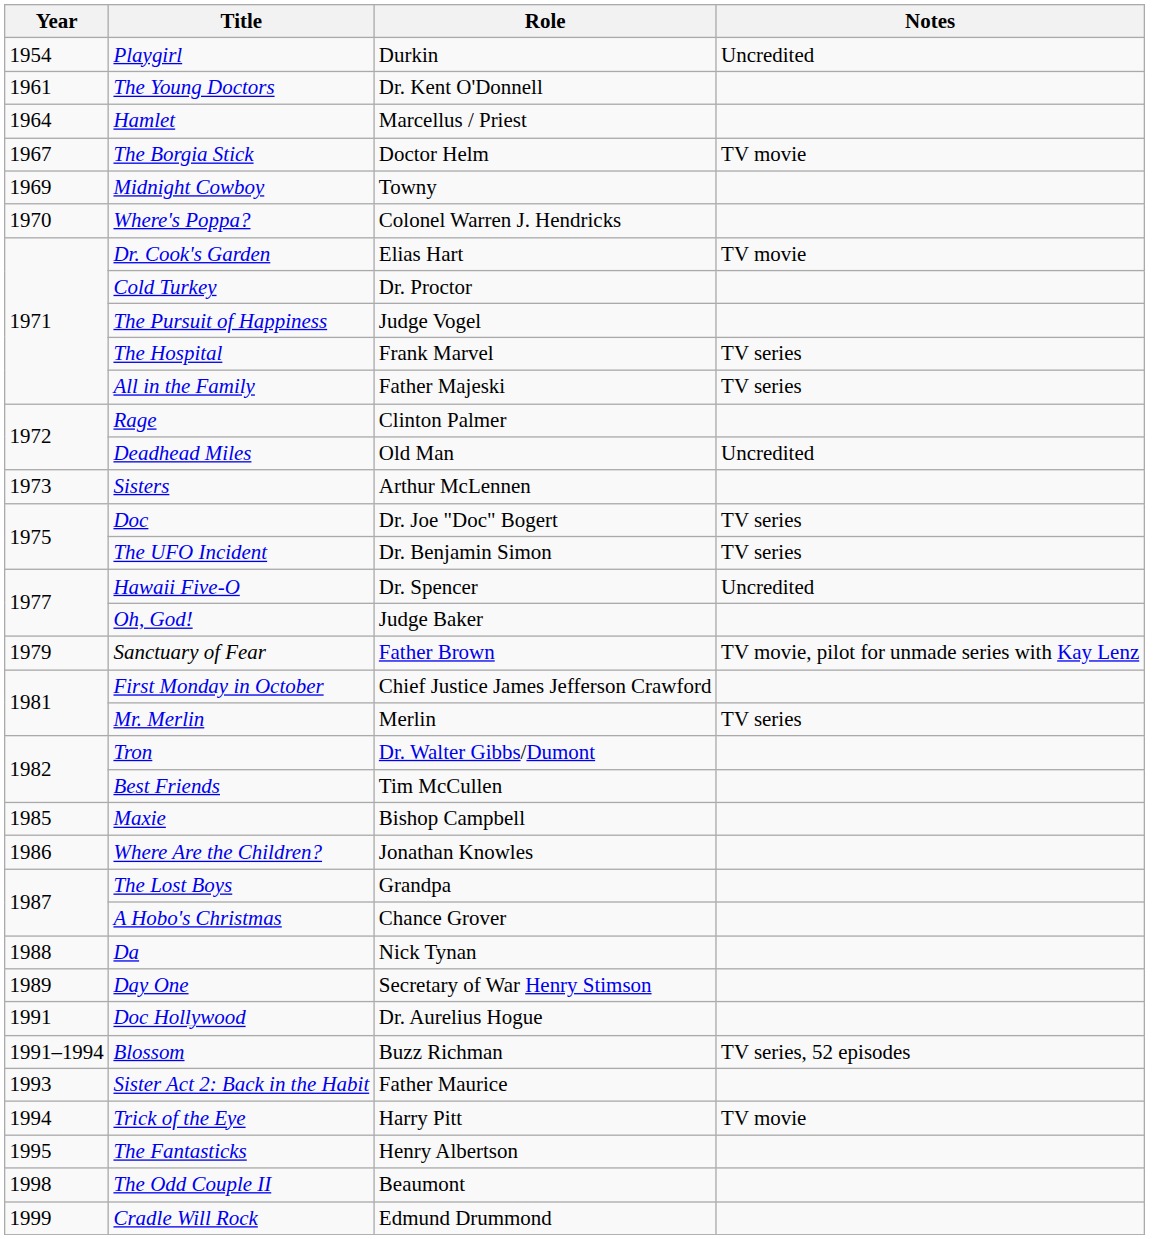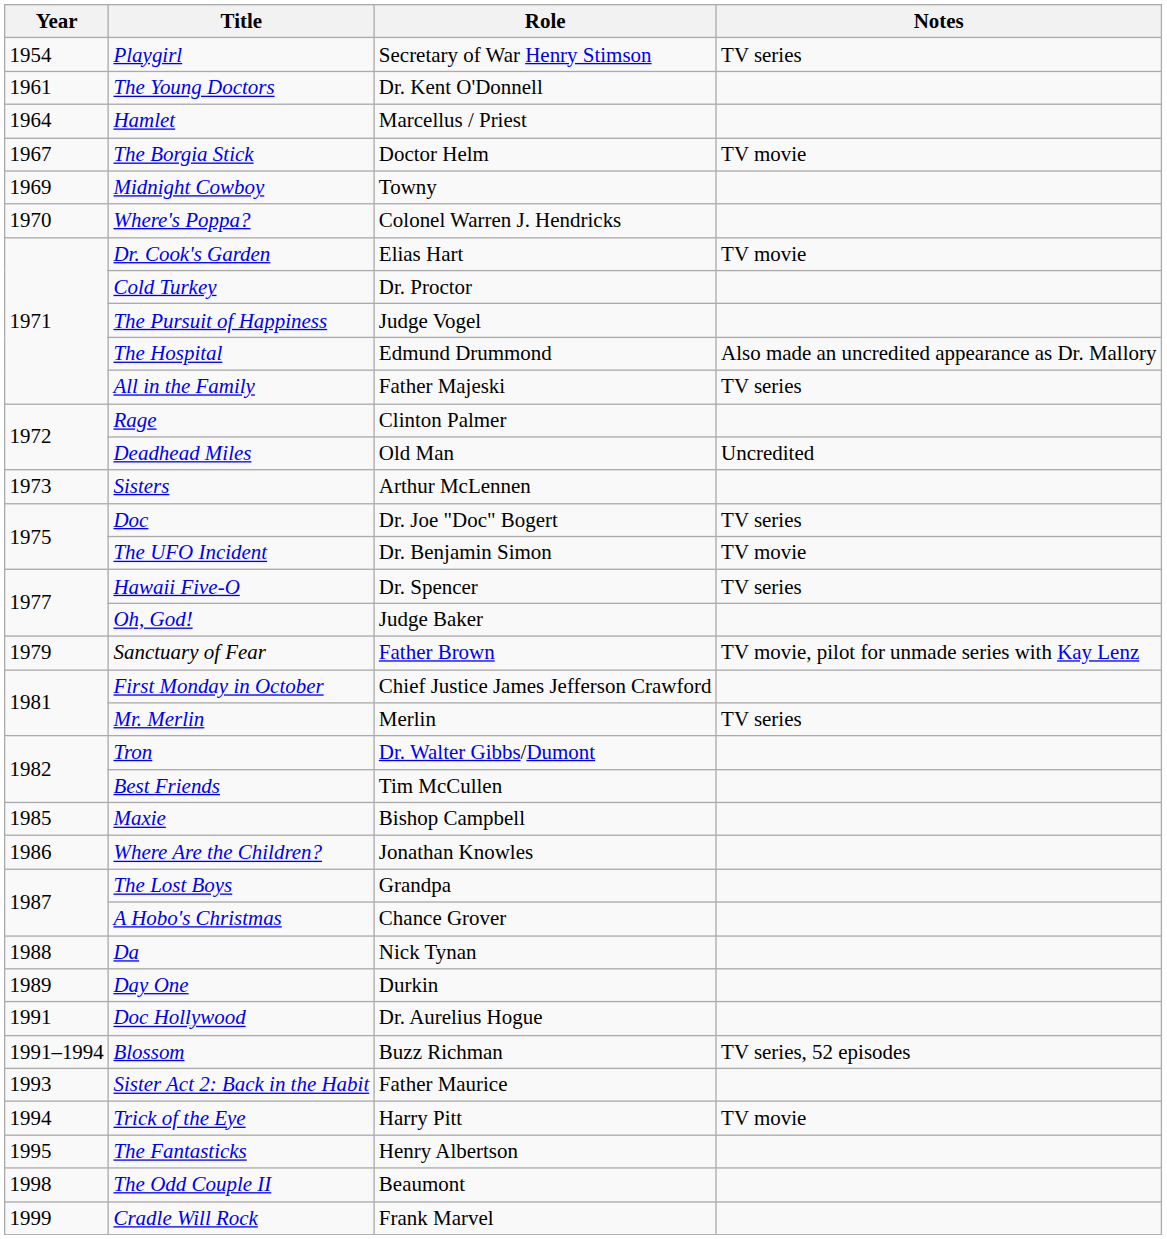(409, 54) Durkin -> (515, 54) Secretary of War Henry Stimson
(768, 54) Uncredited -> (761, 54) TV series
(436, 353) Frank Marvel -> (465, 353) Edmund Drummond
(761, 353) TV series -> (939, 353) Also made an uncredited appearance as Dr. Mallory
(761, 552) TV series -> (764, 552) TV movie
(768, 586) Uncredited -> (761, 586) TV series
(515, 985) Secretary of War Henry Stimson -> (409, 985) Durkin
(465, 1217) Edmund Drummond -> (436, 1217) Frank Marvel
